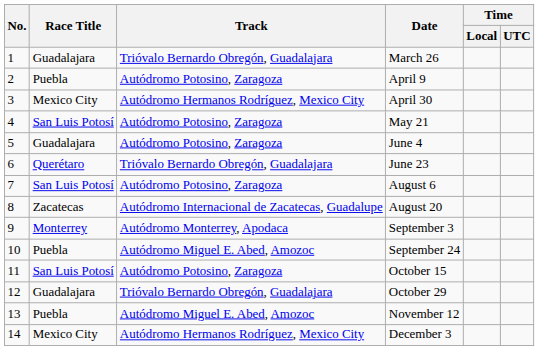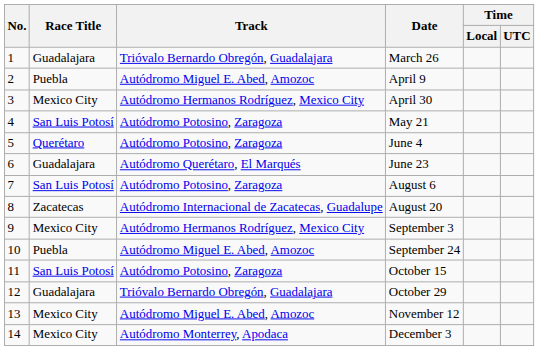(201, 78) Autódromo Potosino, Zaragoza -> (217, 78) Autódromo Miguel E. Abed, Amozoc
(64, 142) Guadalajara -> (58, 142) Querétaro
(58, 163) Querétaro -> (64, 163) Guadalajara
(226, 163) Trióvalo Bernardo Obregón, Guadalajara -> (210, 163) Autódromo Querétaro, El Marqués
(60, 227) Monterrey -> (65, 227) Mexico City
(204, 227) Autódromo Monterrey, Apodaca -> (242, 227) Autódromo Hermanos Rodríguez, Mexico City
(50, 313) Puebla -> (65, 313) Mexico City
(242, 334) Autódromo Hermanos Rodríguez, Mexico City -> (204, 334) Autódromo Monterrey, Apodaca
